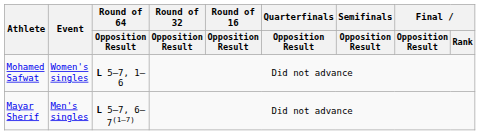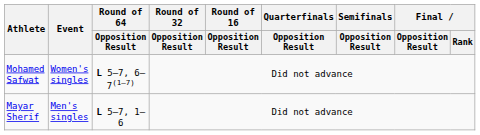(121, 78) L 5–7, 1–6 -> (121, 79) L 5–7, 6–7(1–7)
(121, 116) L 5–7, 6–7(1–7) -> (121, 117) L 5–7, 1–6
